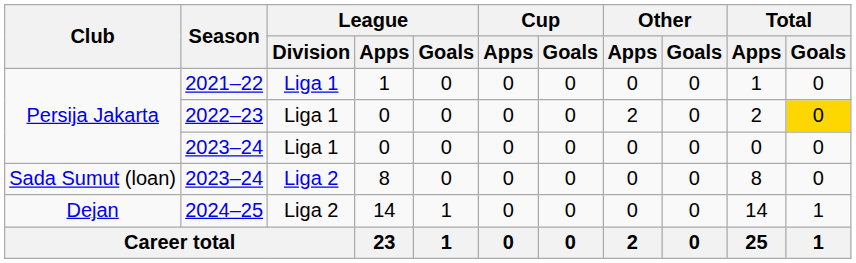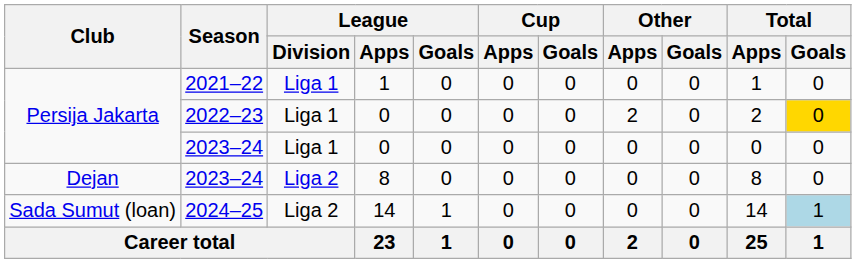(93, 178) Sada Sumut (loan) -> (93, 178) Dejan
(93, 210) Dejan -> (93, 210) Sada Sumut (loan)
(818, 210) no background -> (818, 210) lightblue background
